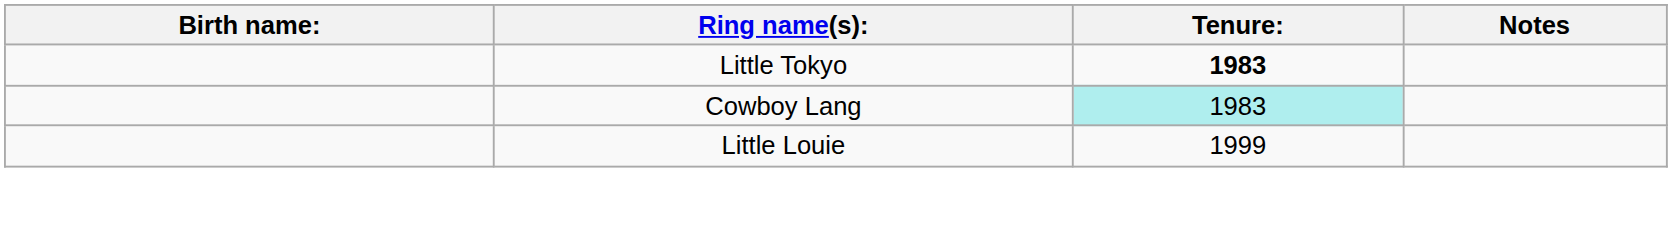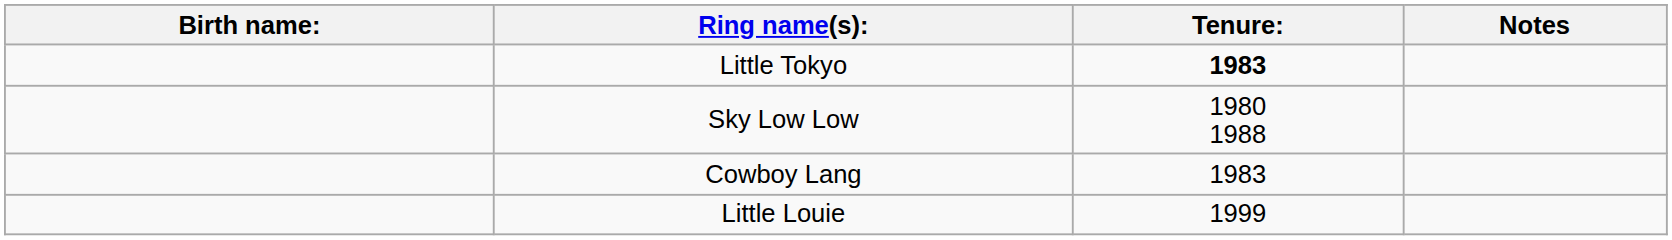+ row: (783, 119)
(1238, 105) paleturquoise background -> (1238, 174) no background
